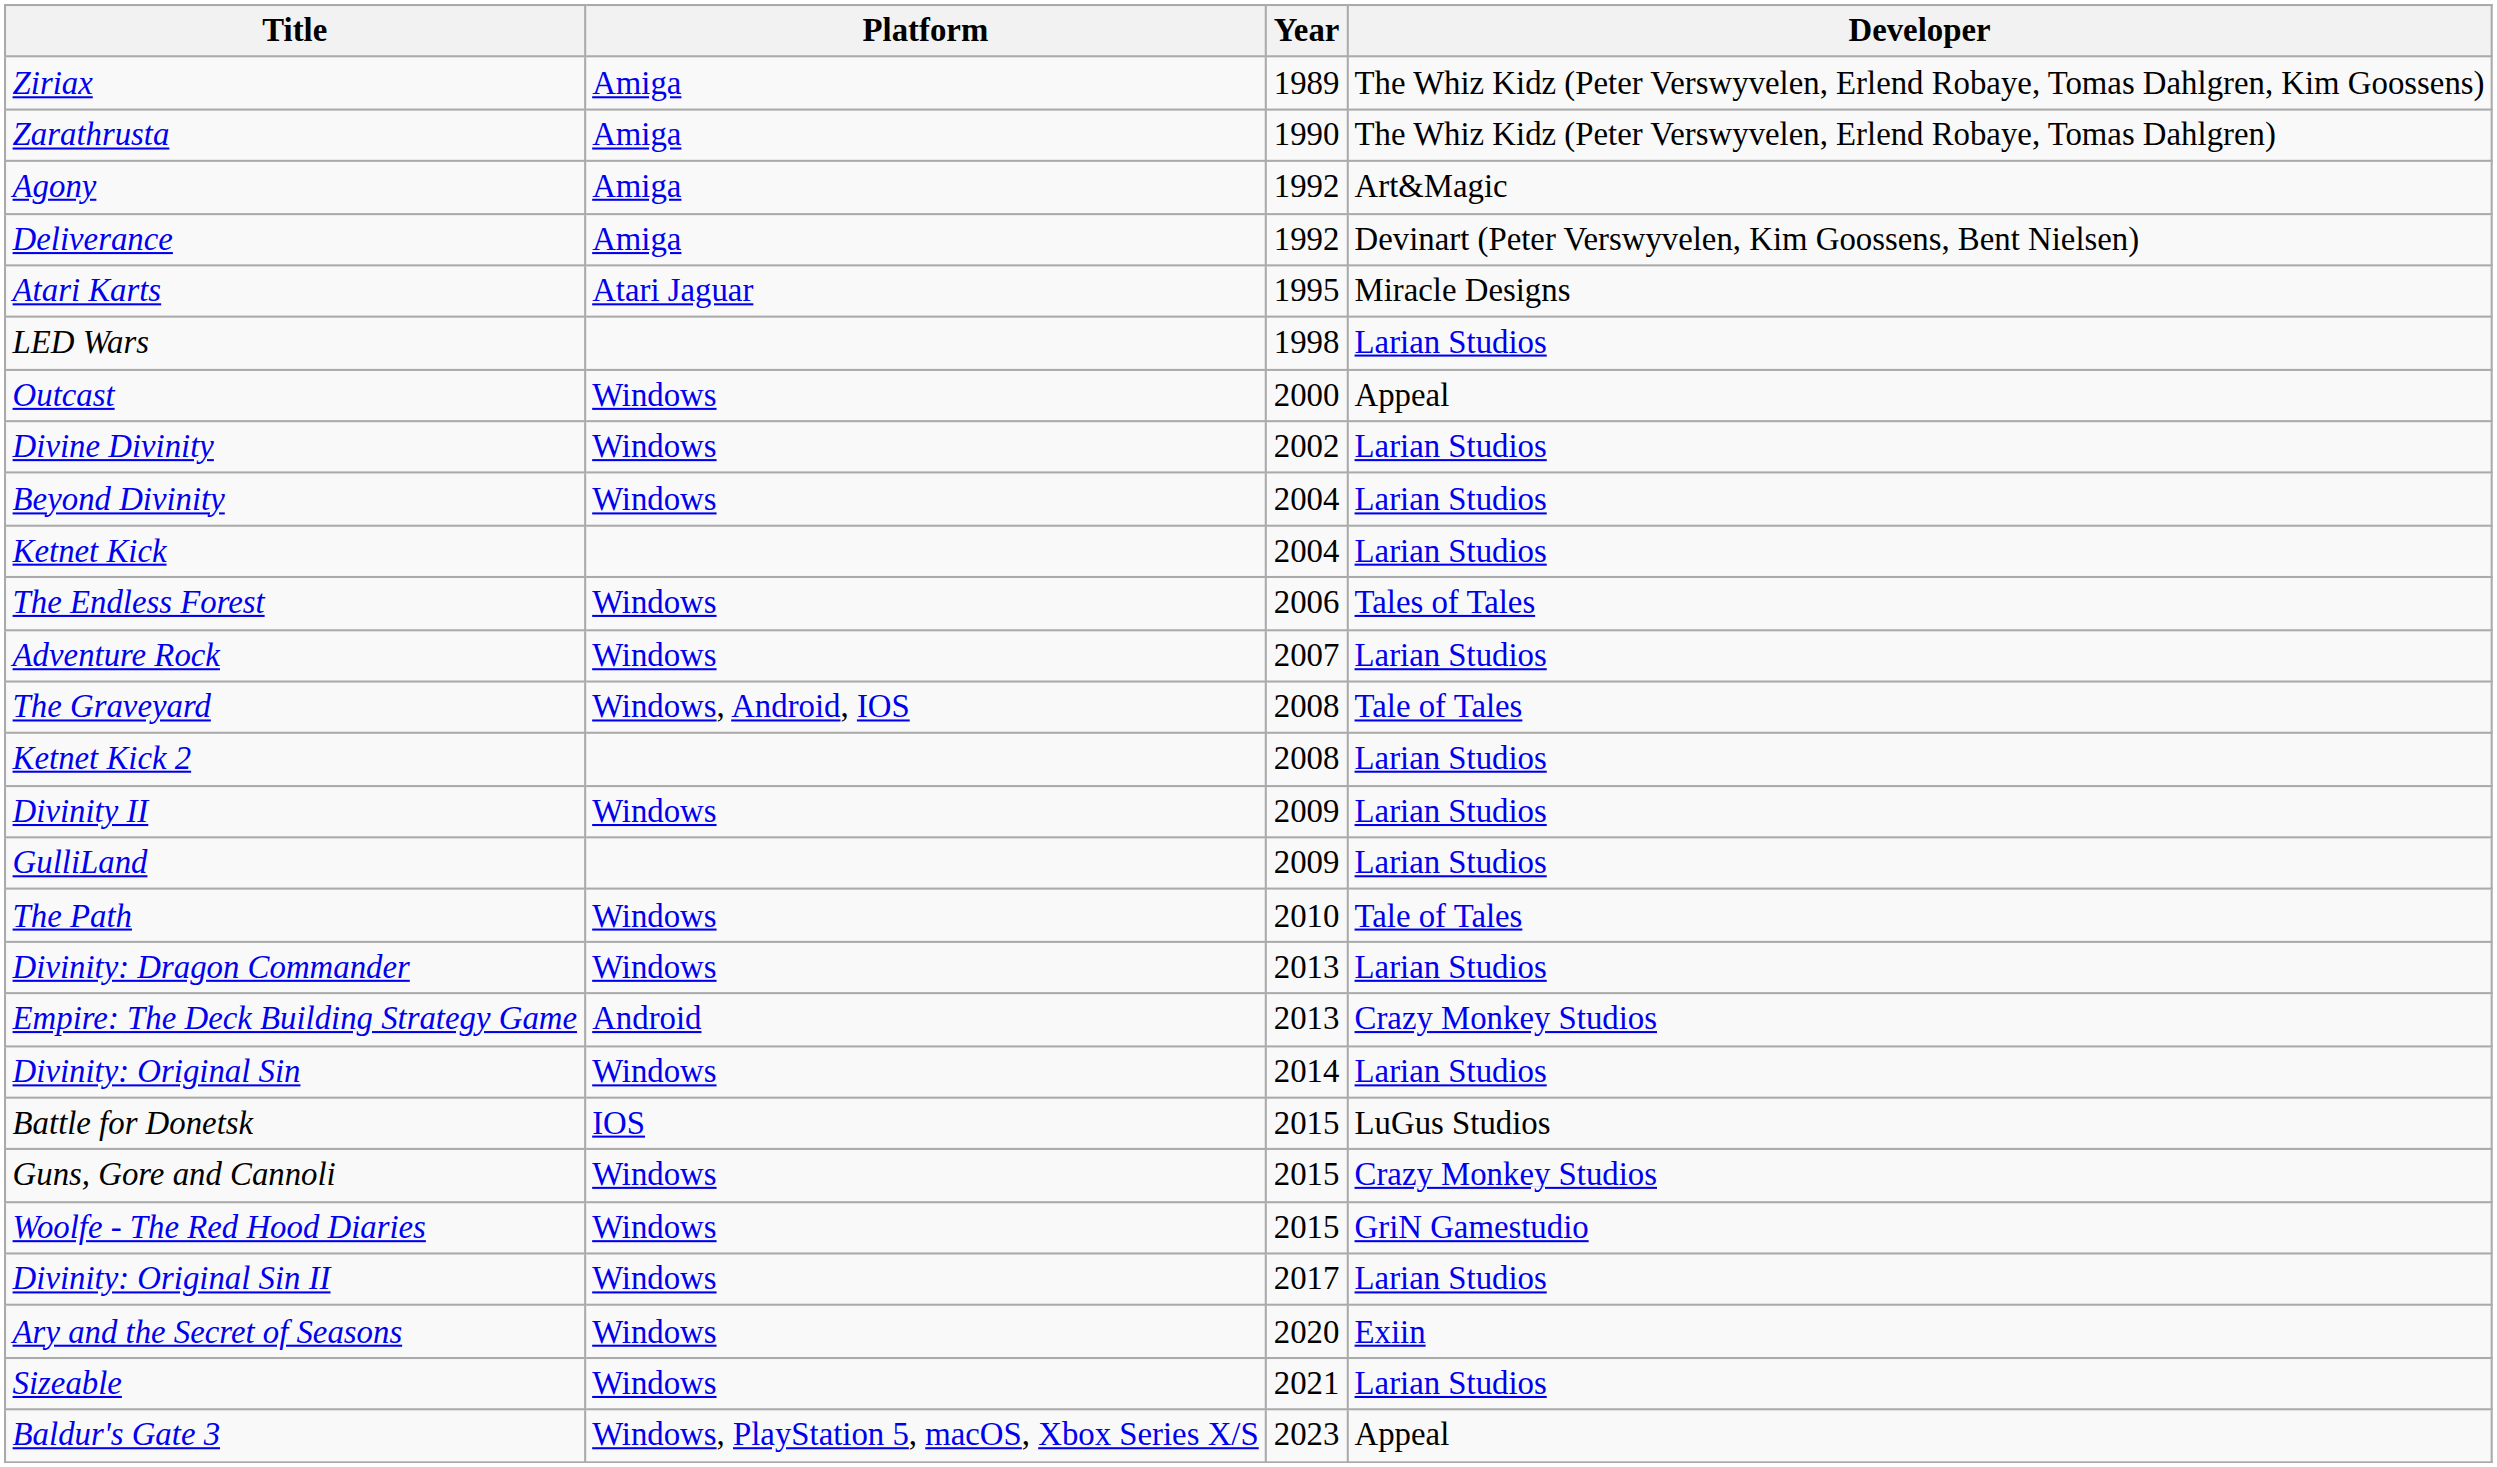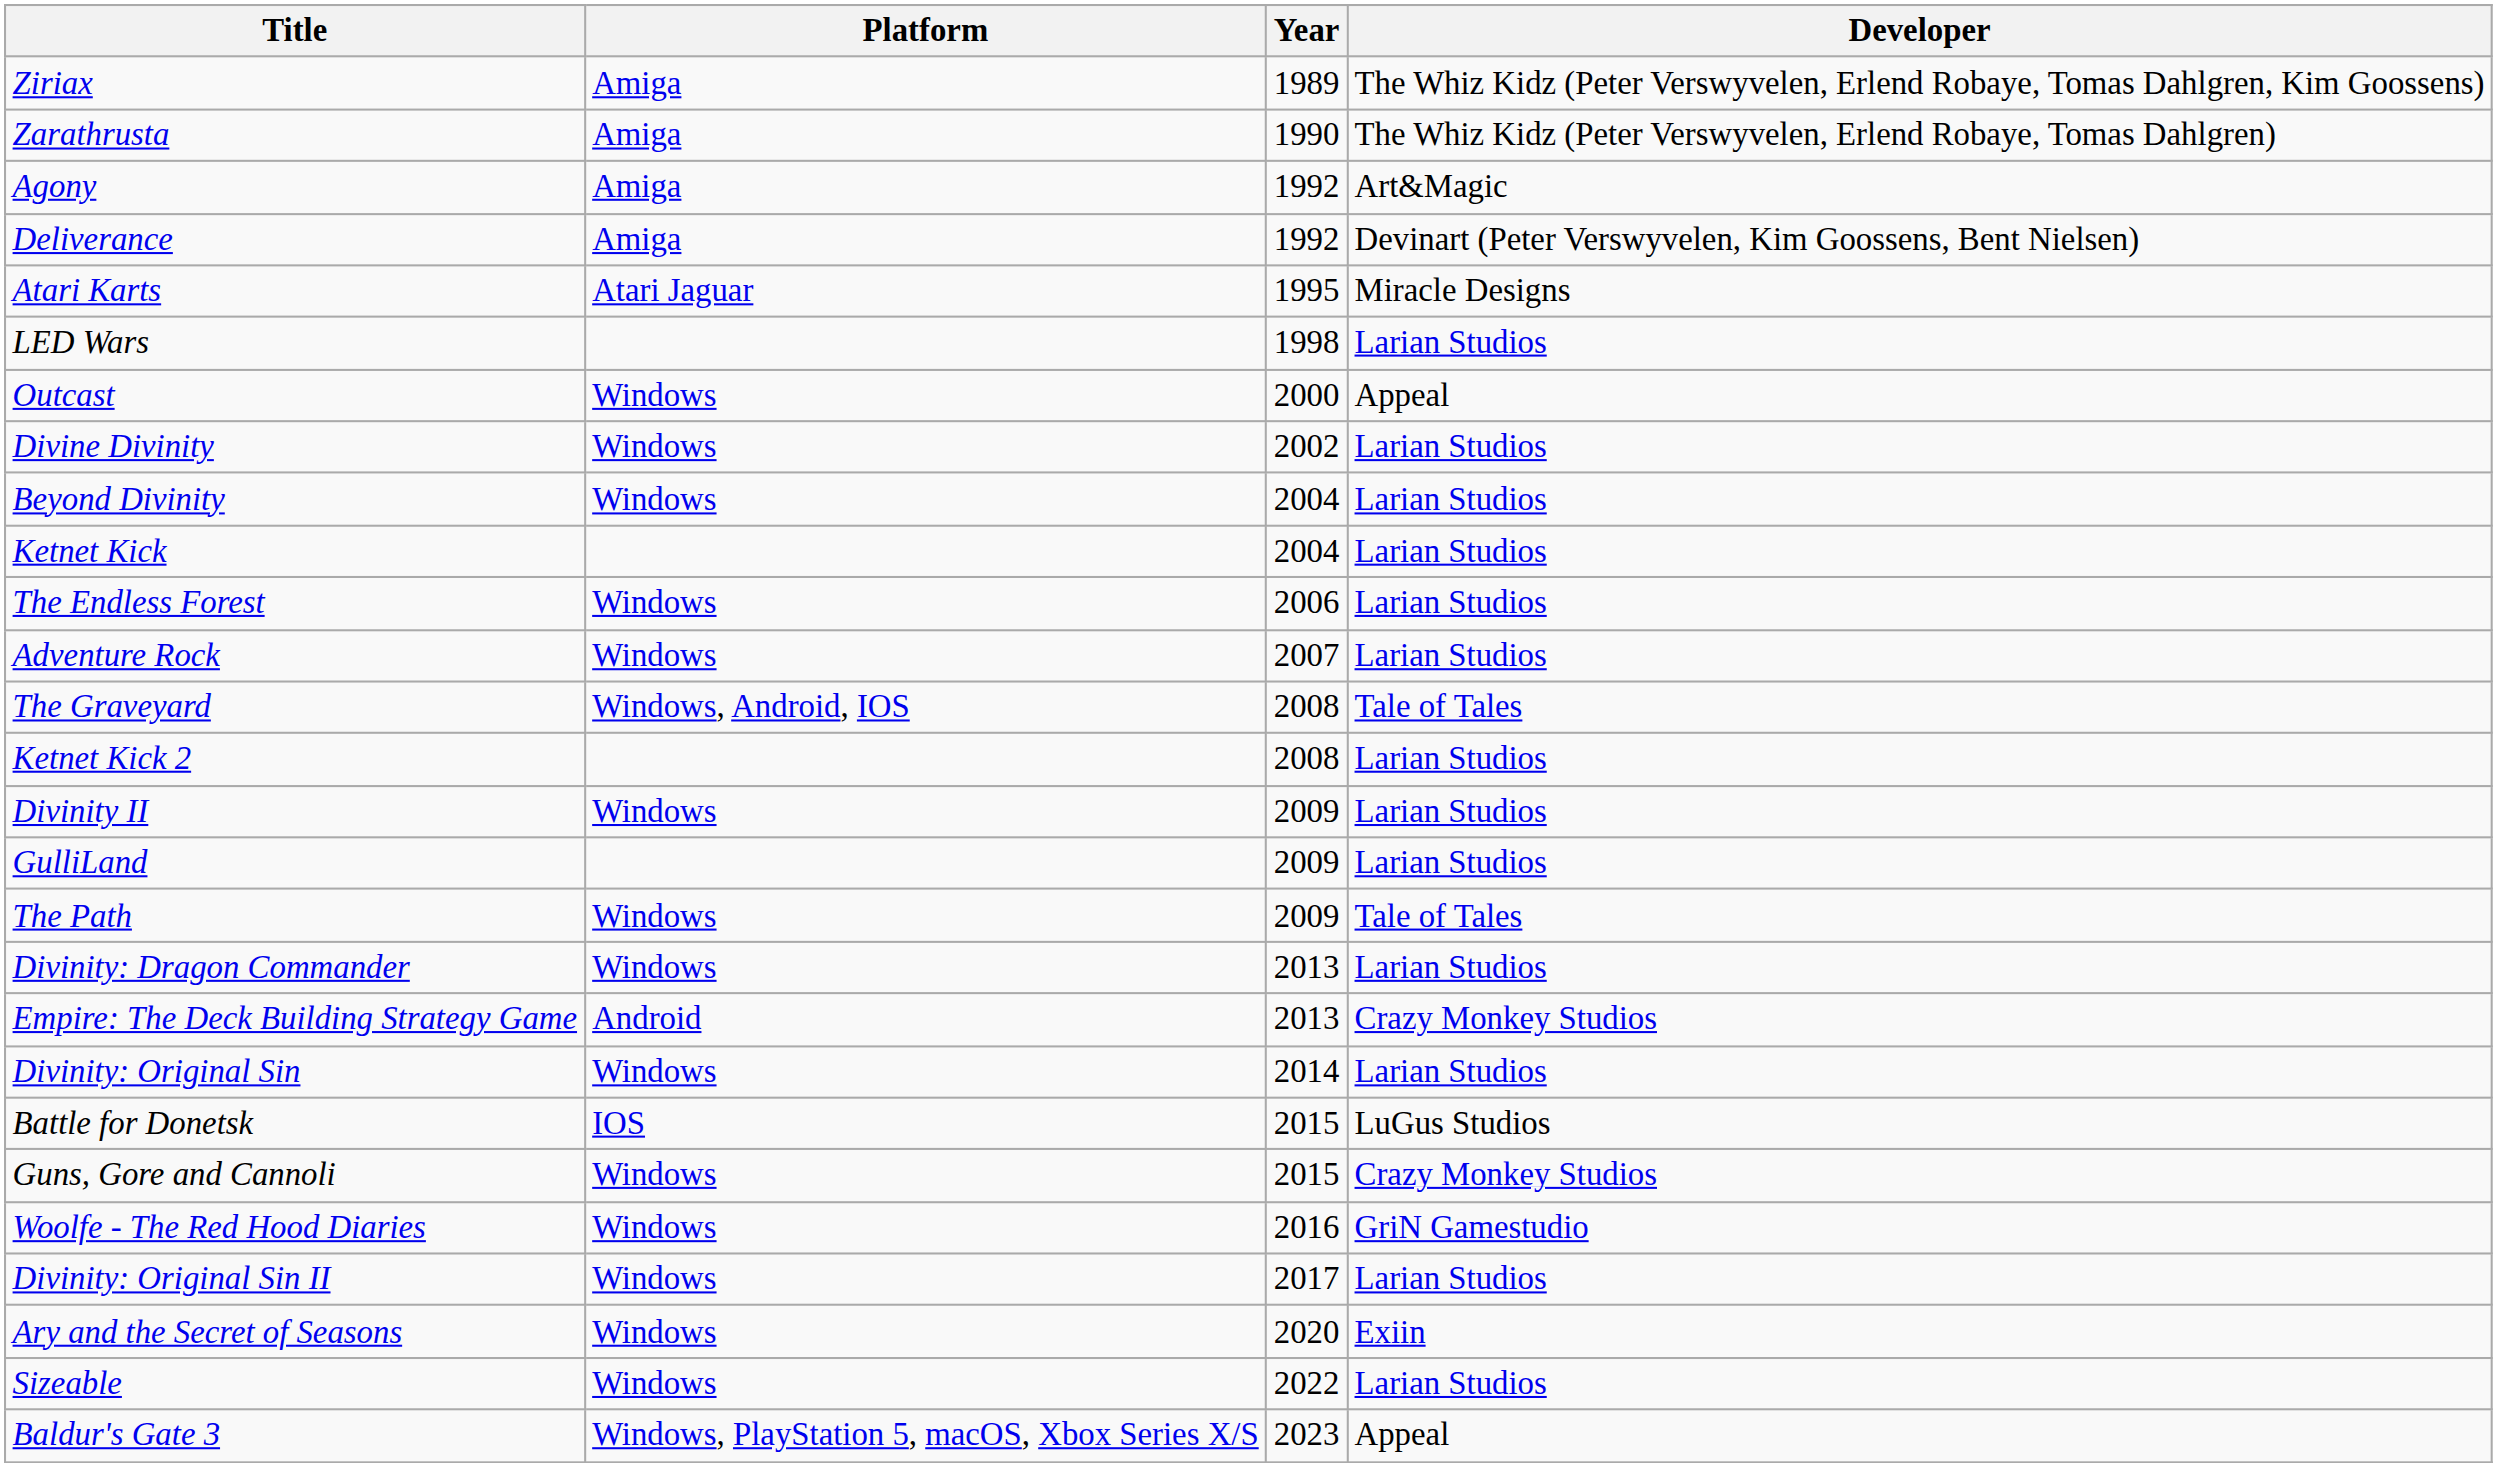(1445, 602) Tales of Tales -> (1451, 602) Larian Studios
(1307, 914) 2010 -> (1307, 914) 2009
(1307, 1226) 2015 -> (1307, 1226) 2016
(1307, 1382) 2021 -> (1307, 1382) 2022
